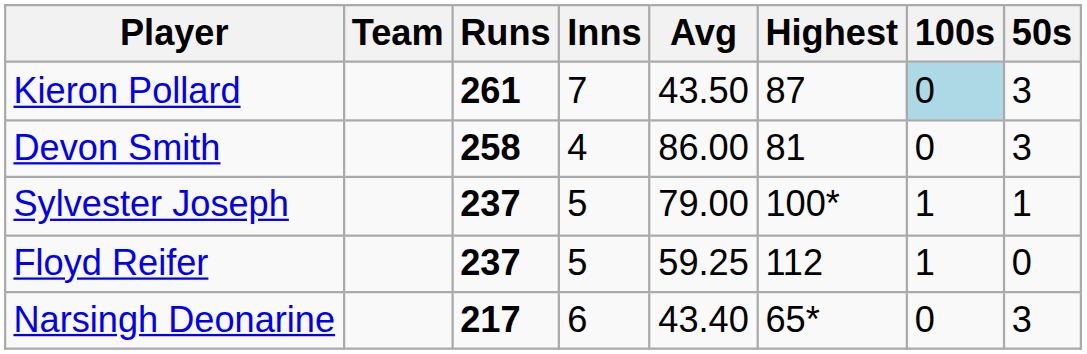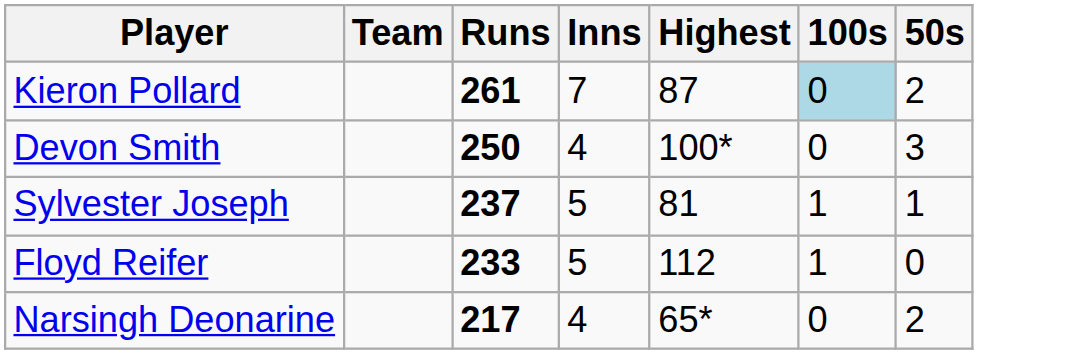- column: (704, 33)
(1022, 90) 3 -> (915, 90) 2
(490, 147) 258 -> (490, 147) 250
(786, 147) 81 -> (695, 147) 100*
(803, 205) 100* -> (678, 205) 81
(490, 262) 237 -> (490, 262) 233
(577, 319) 6 -> (577, 319) 4
(1022, 319) 3 -> (915, 319) 2
